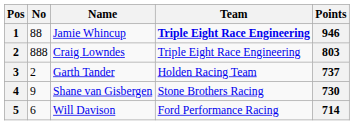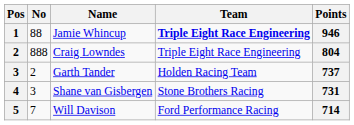(331, 52) 803 -> (331, 52) 804
(33, 91) 9 -> (33, 91) 3
(331, 91) 730 -> (331, 91) 731
(33, 110) 6 -> (33, 110) 7
